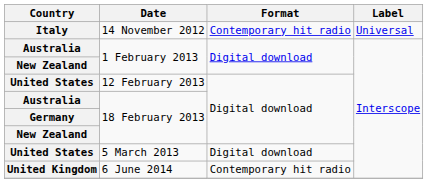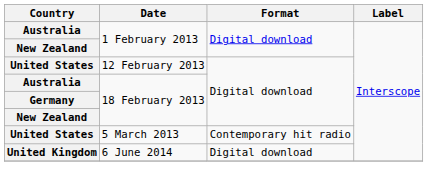- row: (52, 30)
(261, 152) Digital download -> (280, 135) Contemporary hit radio
(280, 169) Contemporary hit radio -> (261, 152) Digital download
